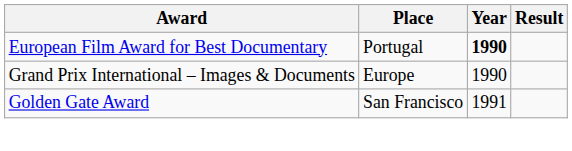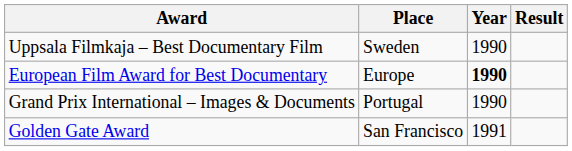+ row: (166, 46)
(393, 46) Portugal -> (389, 74) Europe
(389, 74) Europe -> (393, 103) Portugal
